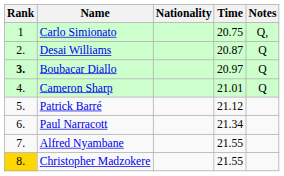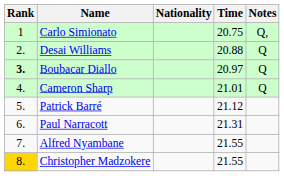(230, 50) 20.87 -> (230, 50) 20.88
(230, 124) 21.34 -> (230, 124) 21.31
